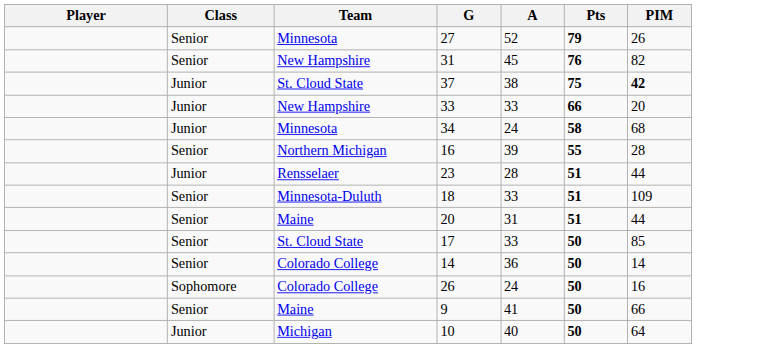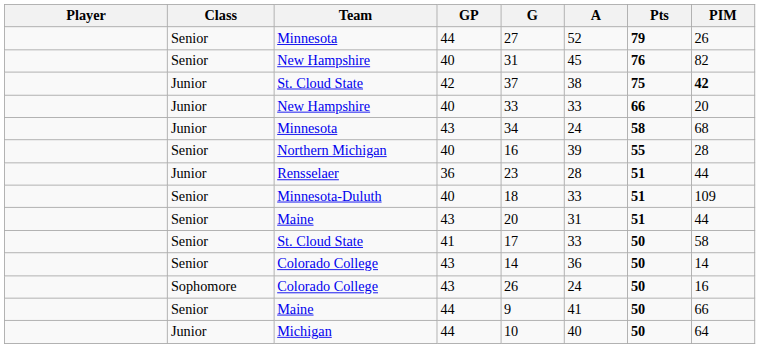+ column: (469, 15)
(638, 241) 85 -> (702, 241) 58
